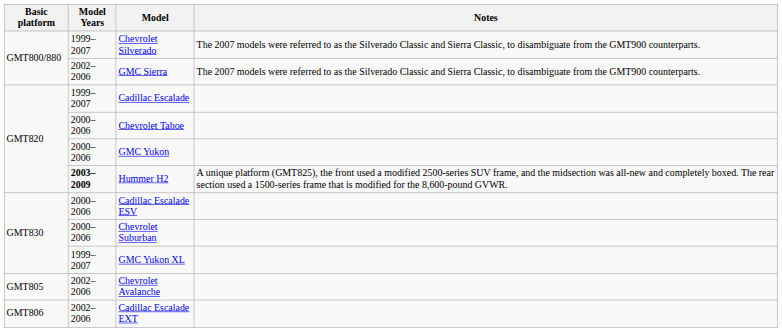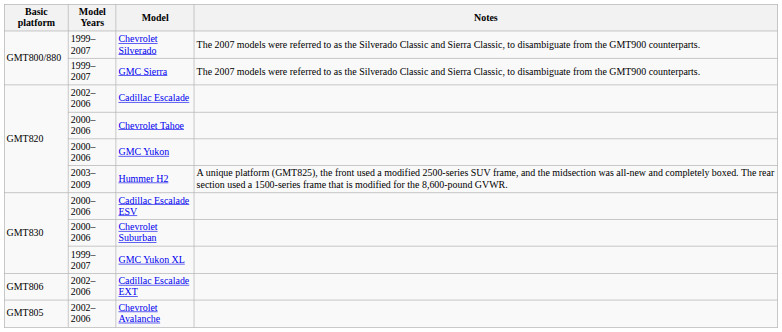(83, 71) 2002–2006 -> (83, 71) 1999–2007
(83, 98) 1999–2007 -> (83, 98) 2002–2006
(83, 179) bold -> (83, 179) normal
rows swapped: (139, 286) <-> (154, 313)
